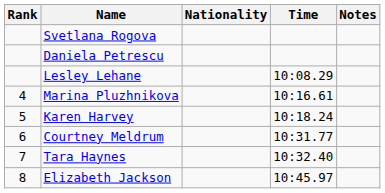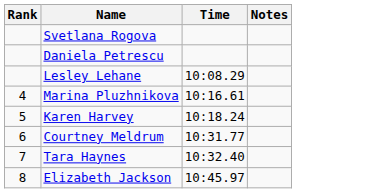- column: (226, 15)
